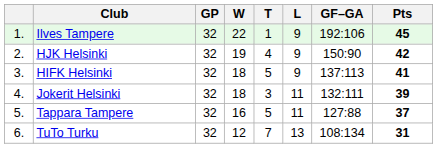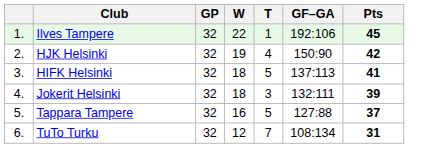- column: (297, 14)
